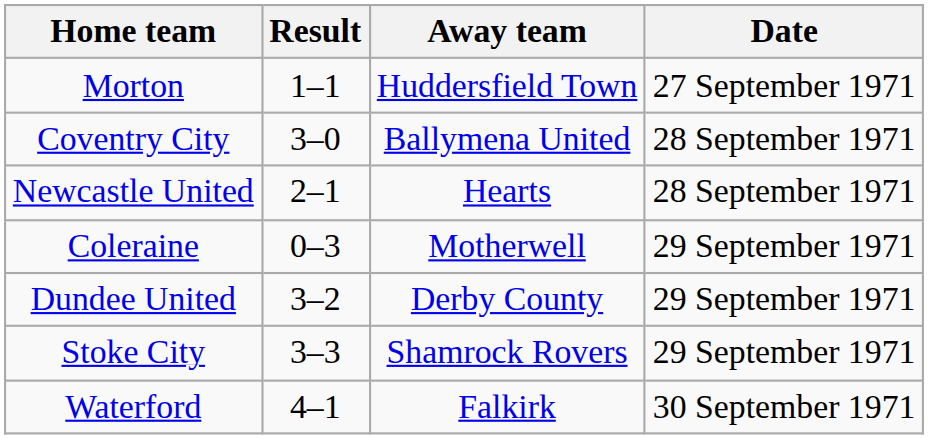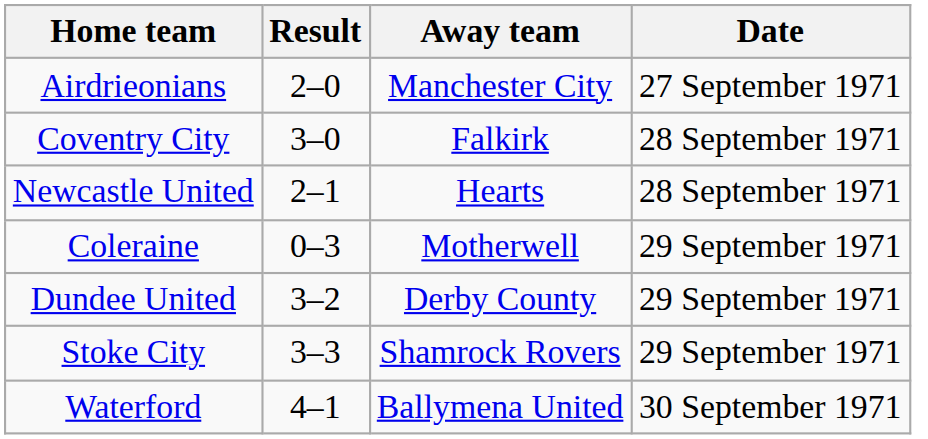- row: (133, 84)
+ row: (133, 84)
(507, 138) Ballymena United -> (500, 138) Falkirk
(507, 406) Falkirk -> (500, 406) Ballymena United
